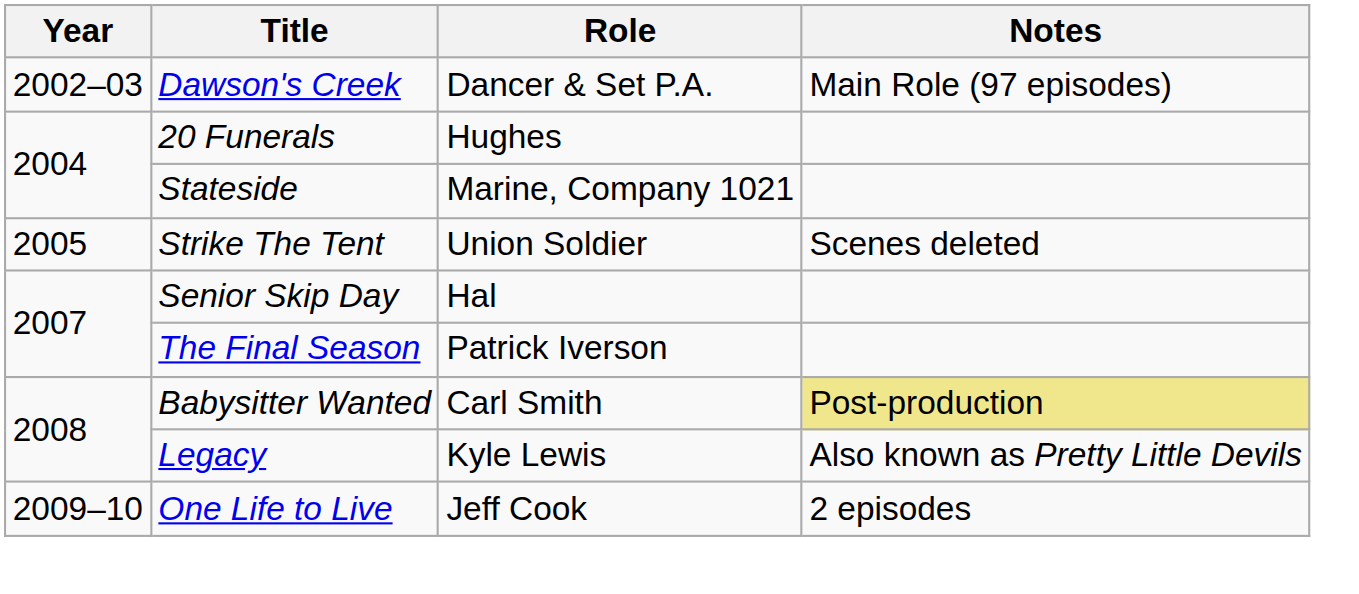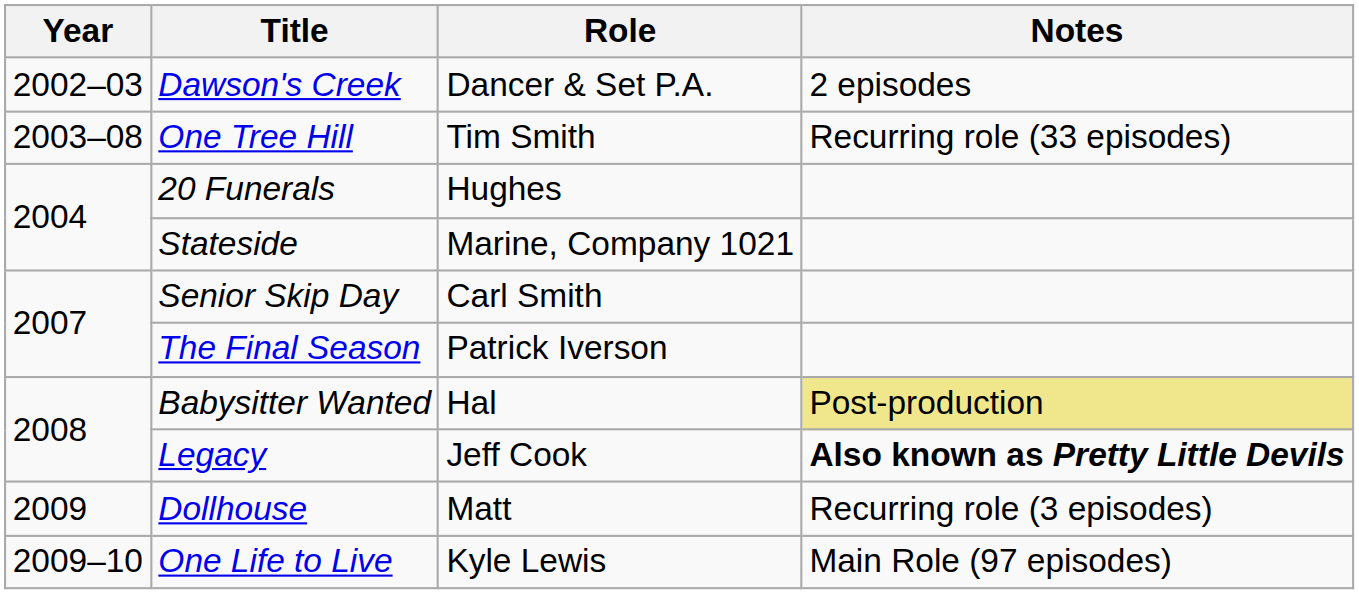(991, 84) Main Role (97 episodes) -> (890, 84) 2 episodes
+ row: (256, 137)
- row: (271, 243)
(471, 296) Hal -> (524, 296) Carl Smith
(524, 402) Carl Smith -> (471, 402) Hal
(526, 455) Kyle Lewis -> (517, 455) Jeff Cook
(1056, 455) normal -> (1077, 455) bold
+ row: (233, 508)
(517, 508) Jeff Cook -> (526, 561) Kyle Lewis
(890, 508) 2 episodes -> (991, 561) Main Role (97 episodes)
